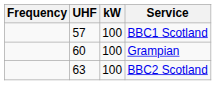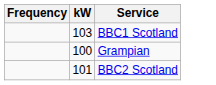- column: (85, 13)
(112, 32) 100 -> (82, 32) 103
(112, 70) 100 -> (82, 70) 101
